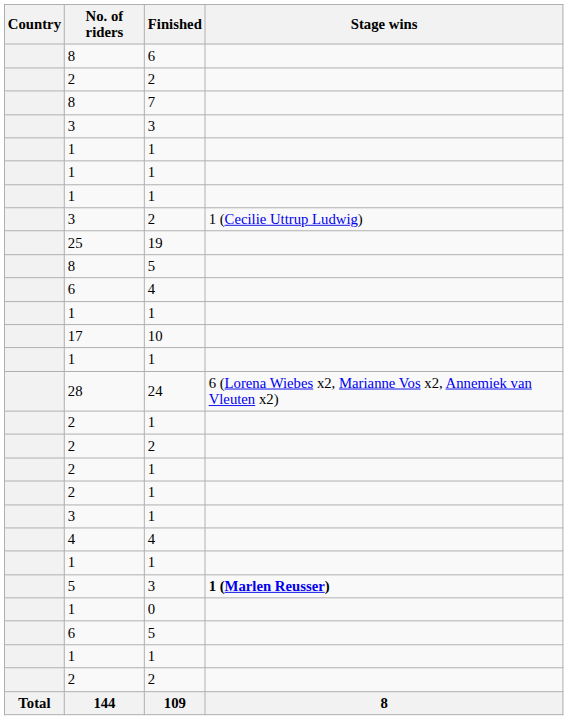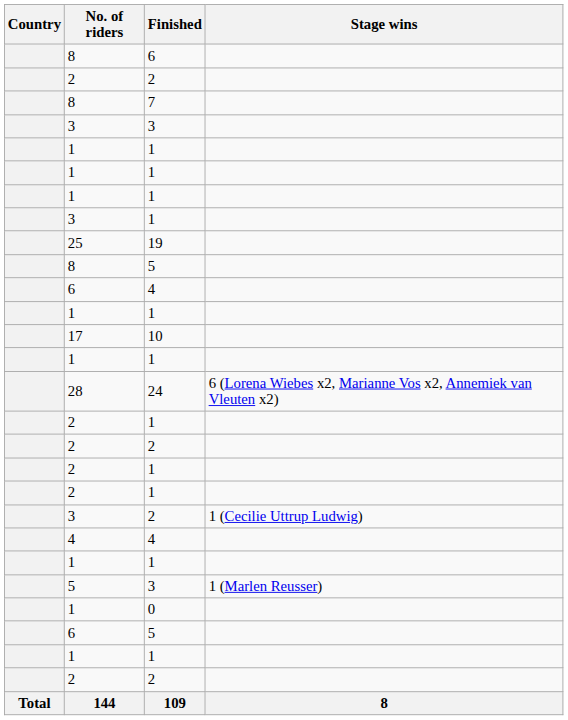rows swapped: (71, 219) <-> (71, 516)
(269, 586) bold -> (265, 586) normal
